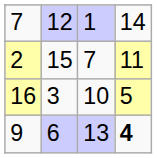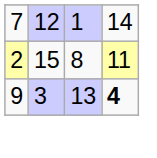(90, 59) 7 -> (77, 59) 8
- row: (23, 96)
(53, 133) 6 -> (40, 96) 3
